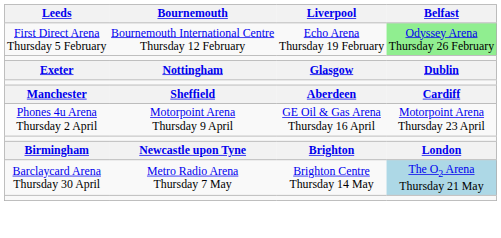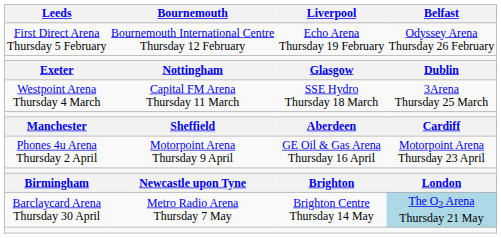(441, 39) lightgreen background -> (441, 39) no background
+ row: (57, 95)
